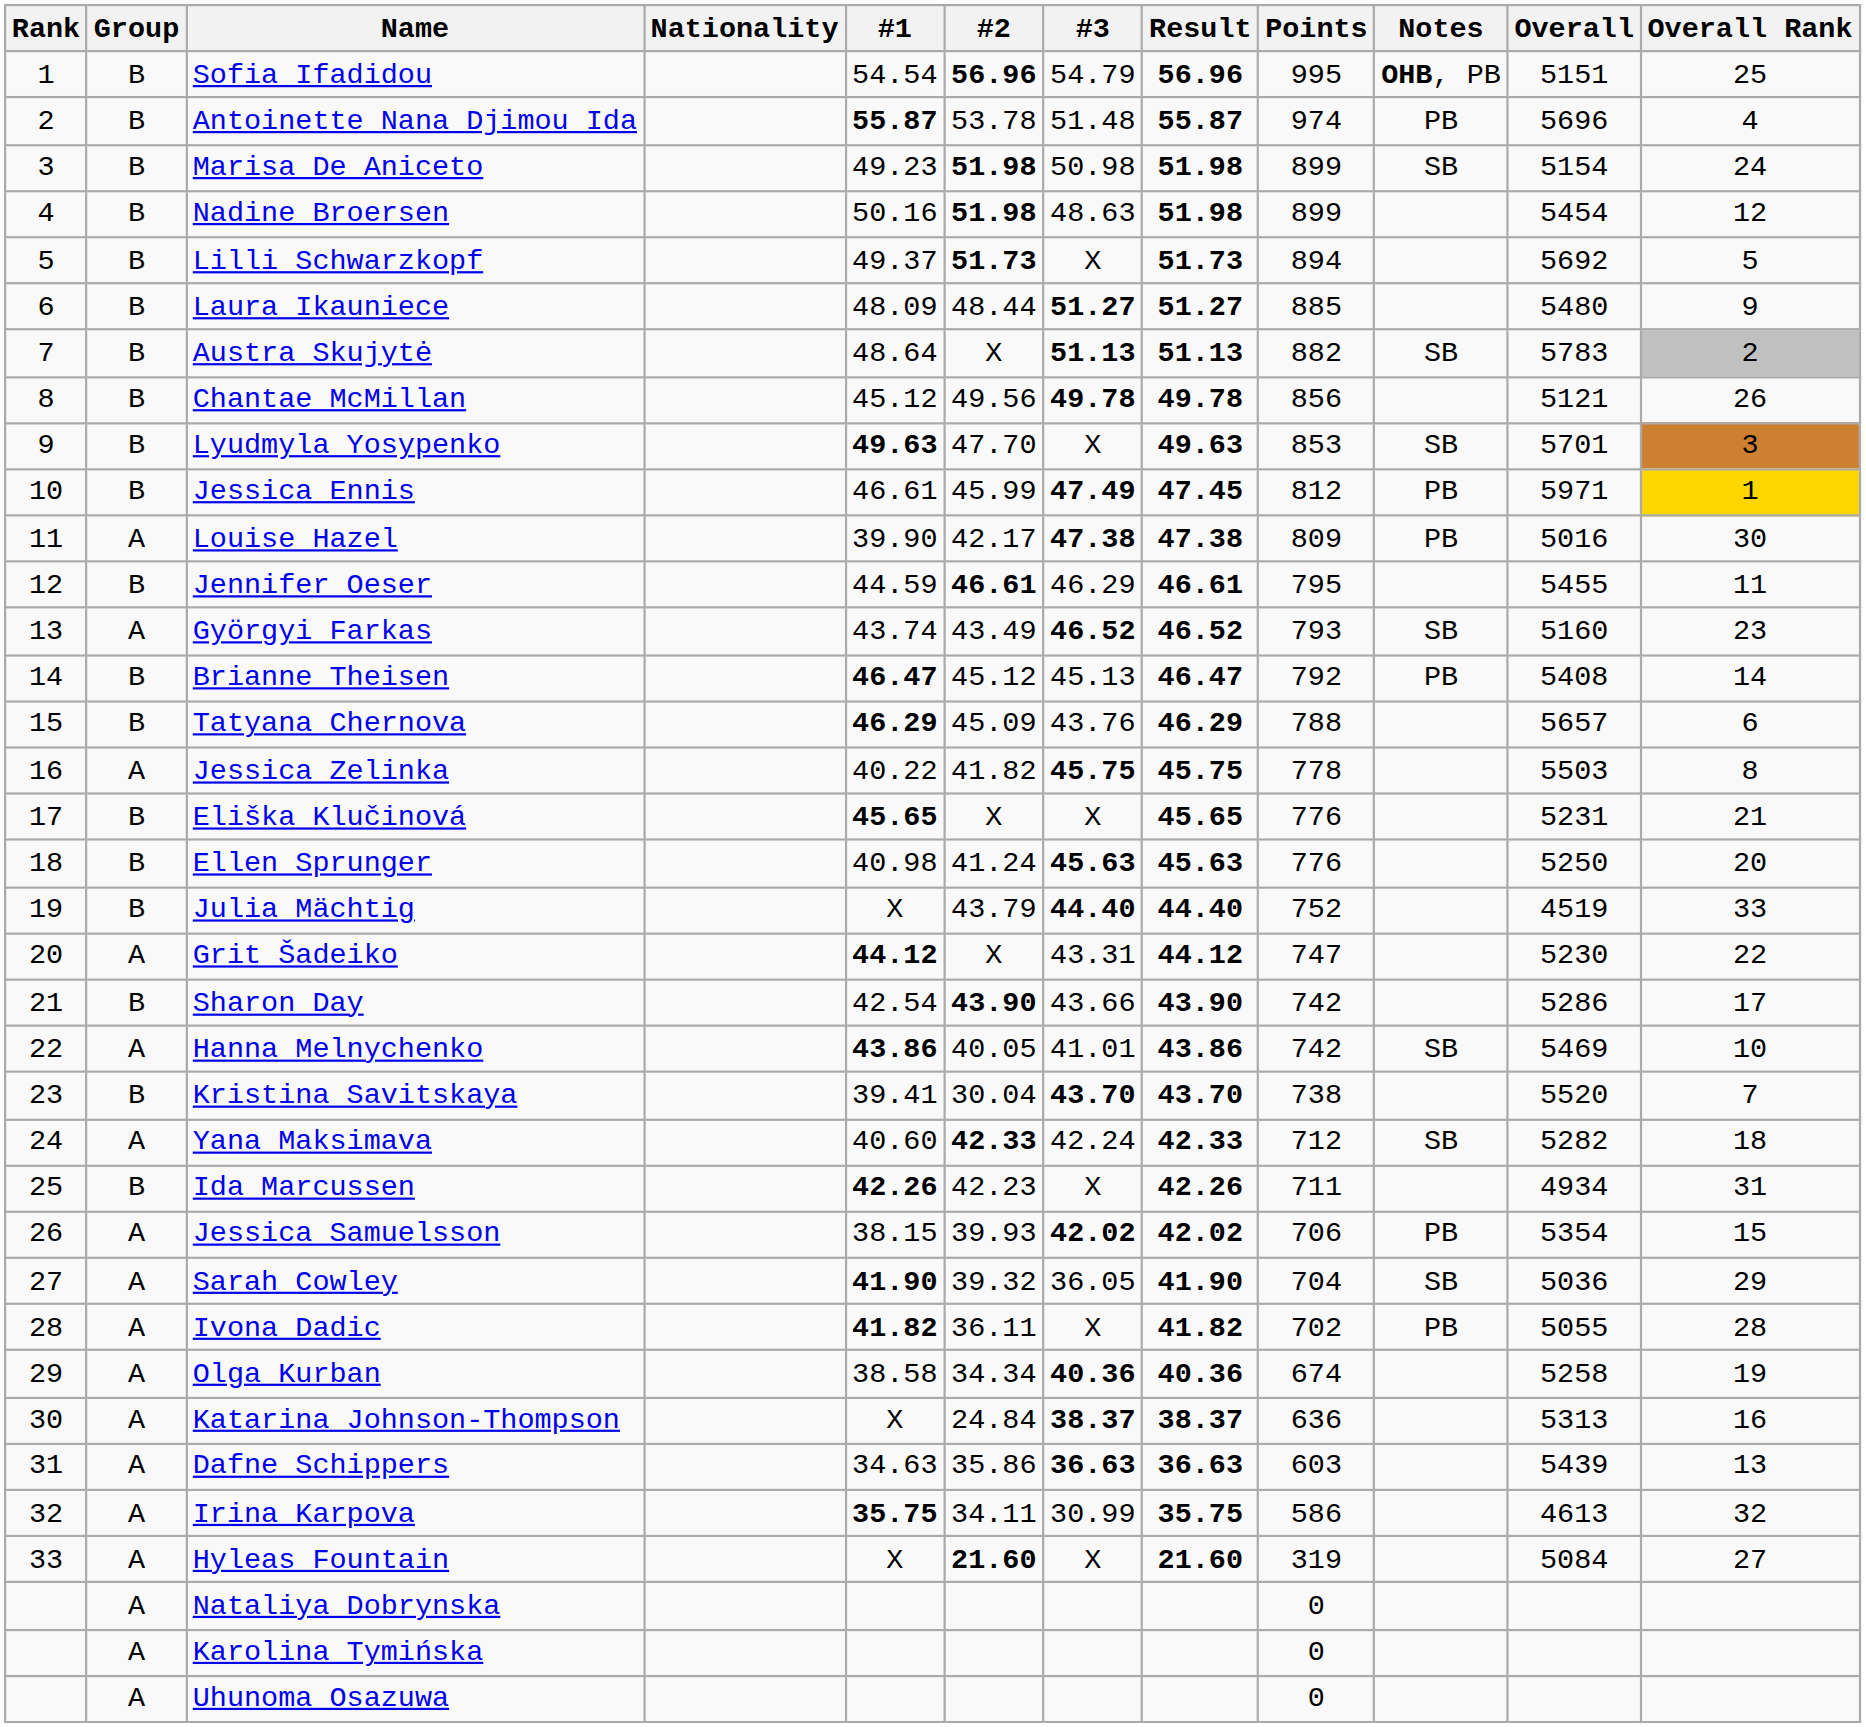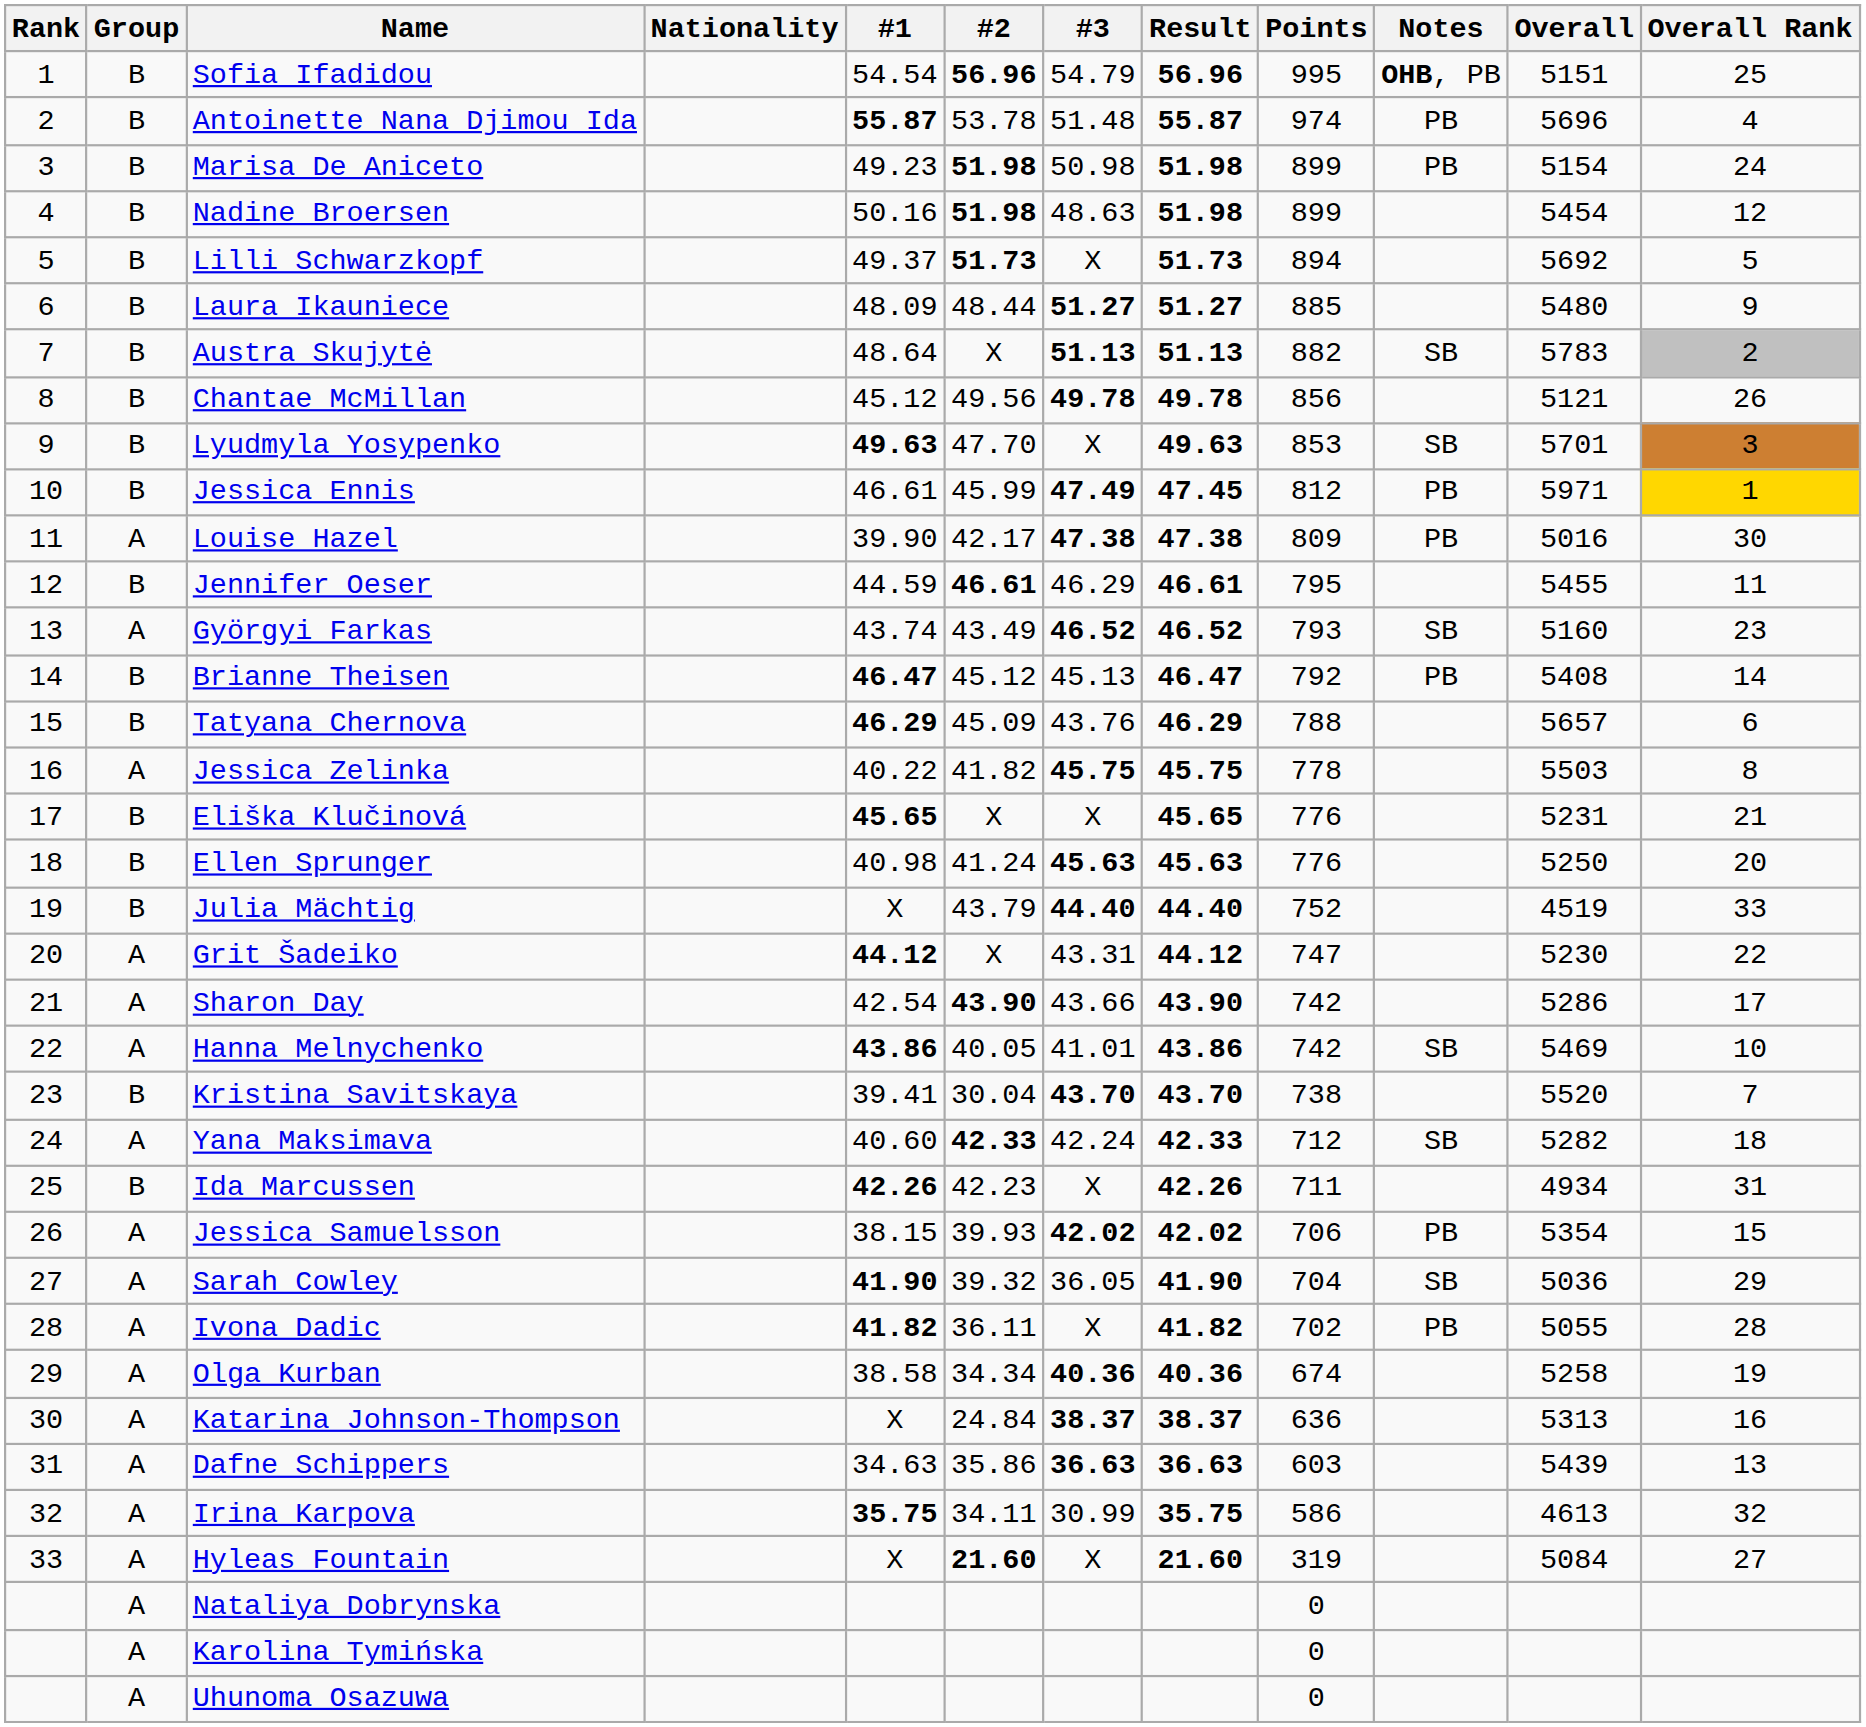(1441, 167) SB -> (1441, 167) PB
(136, 1003) B -> (136, 1003) A
